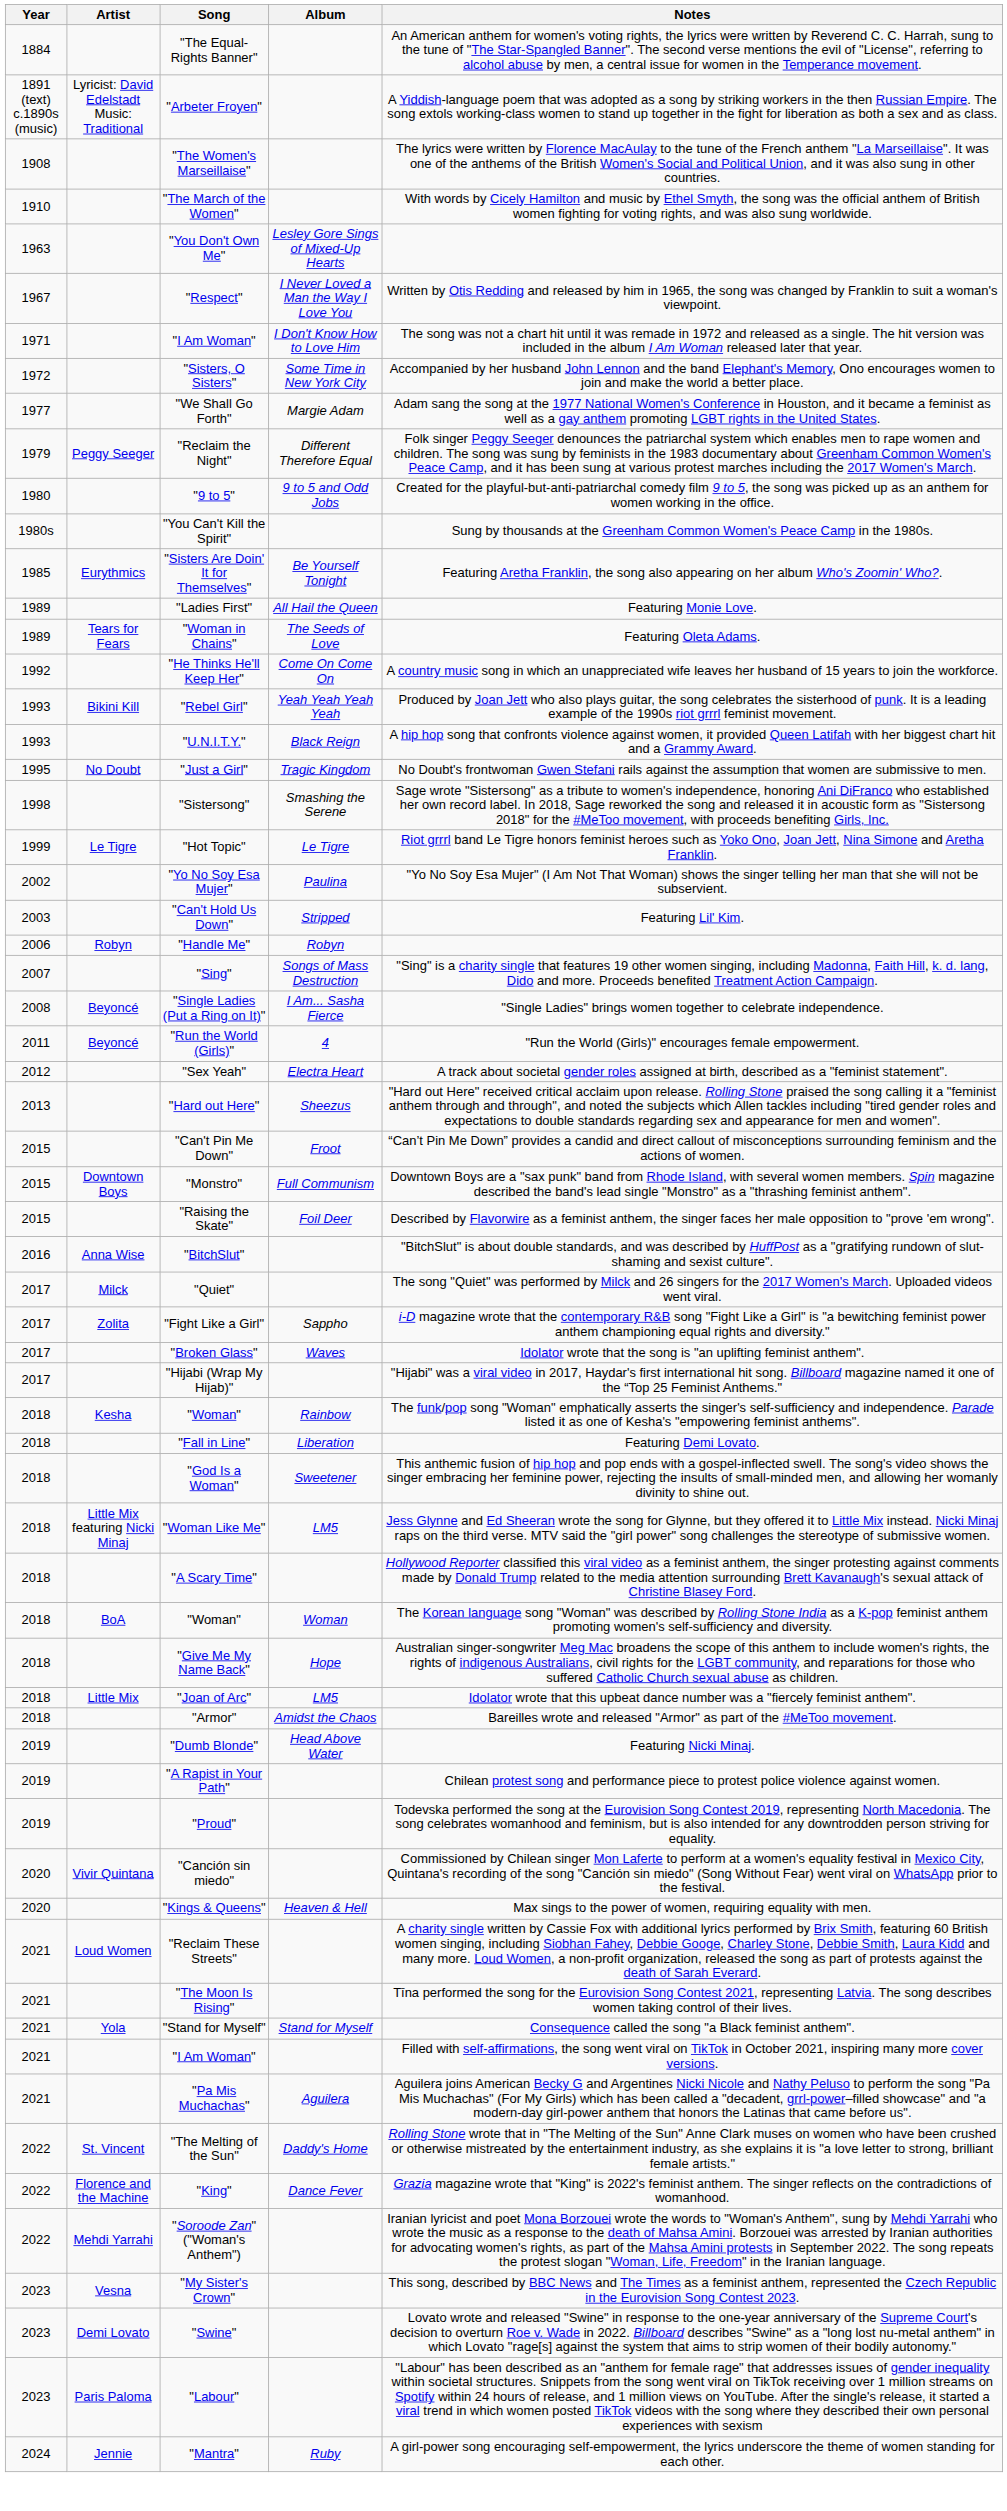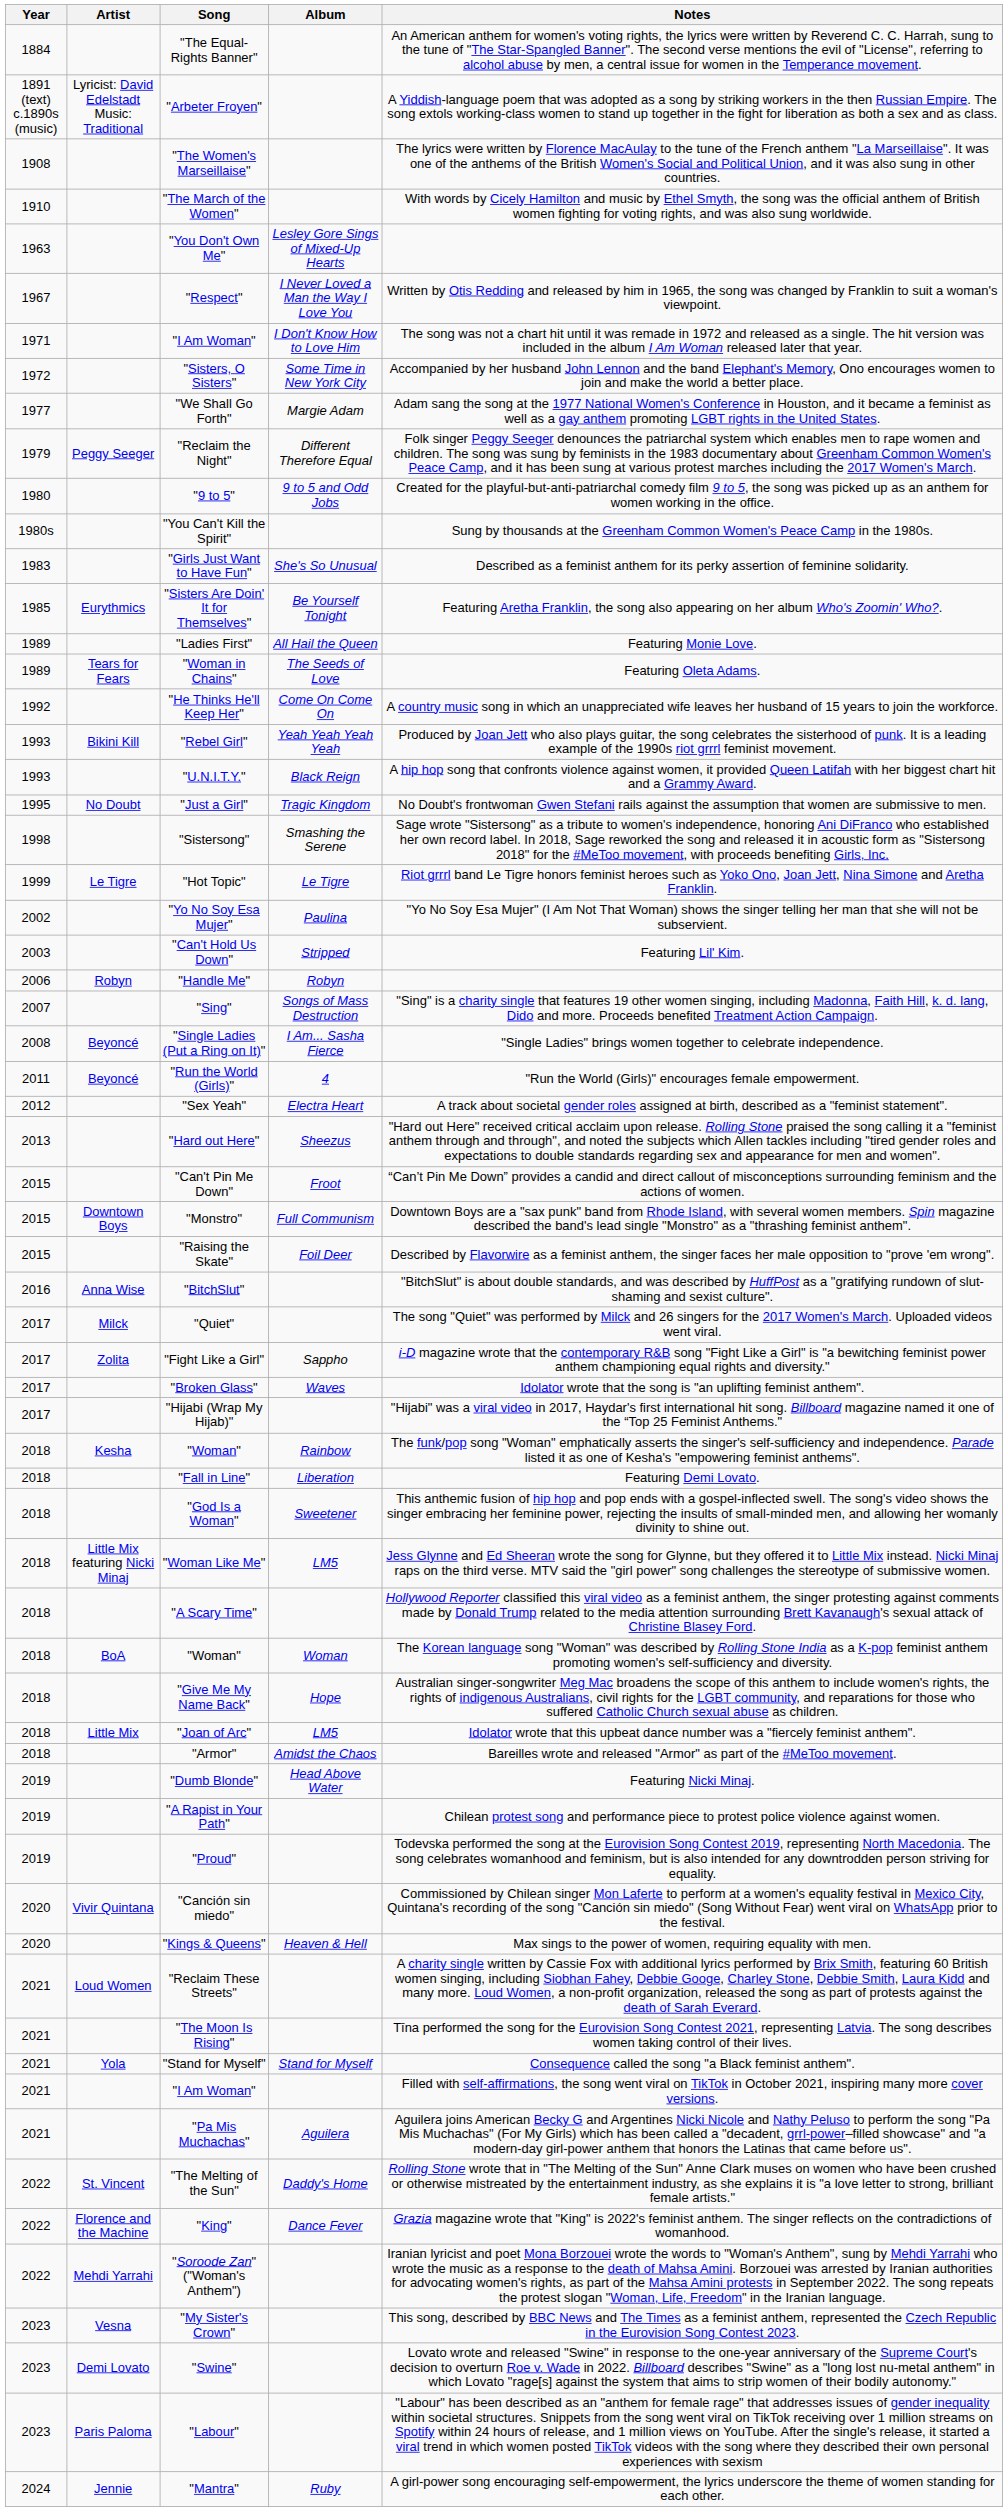+ row: (214, 566)
